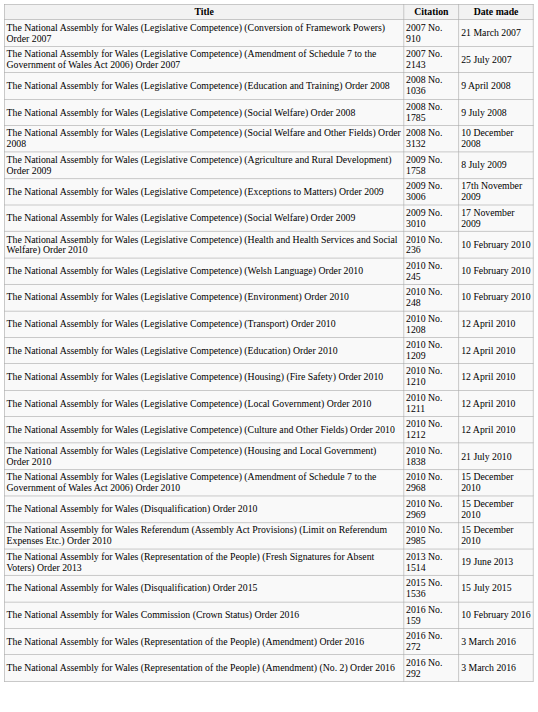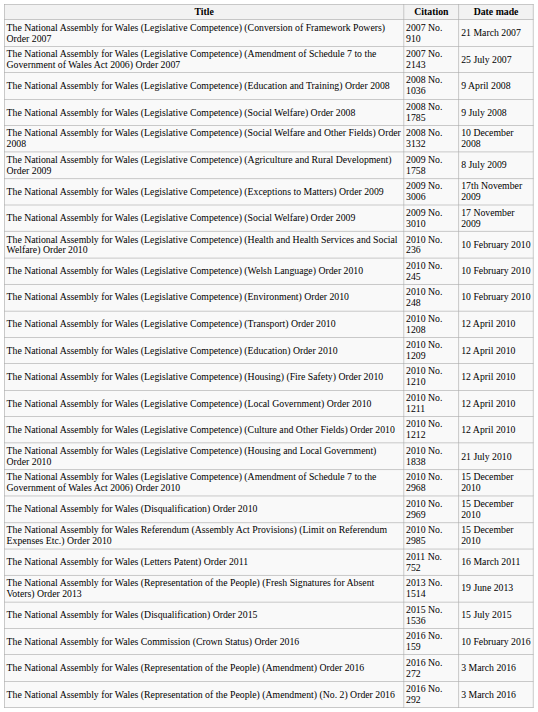+ row: (127, 562)
